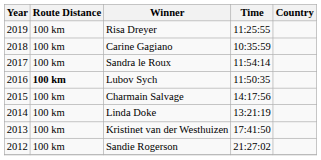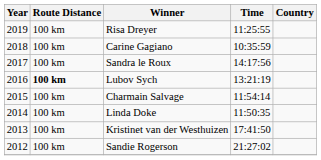(252, 63) 11:54:14 -> (252, 63) 14:17:56
(252, 79) 11:50:35 -> (252, 79) 13:21:19
(252, 96) 14:17:56 -> (252, 96) 11:54:14
(252, 113) 13:21:19 -> (252, 113) 11:50:35
